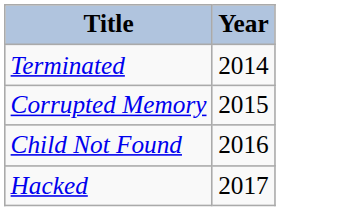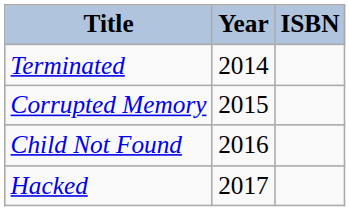+ column: (310, 24)
